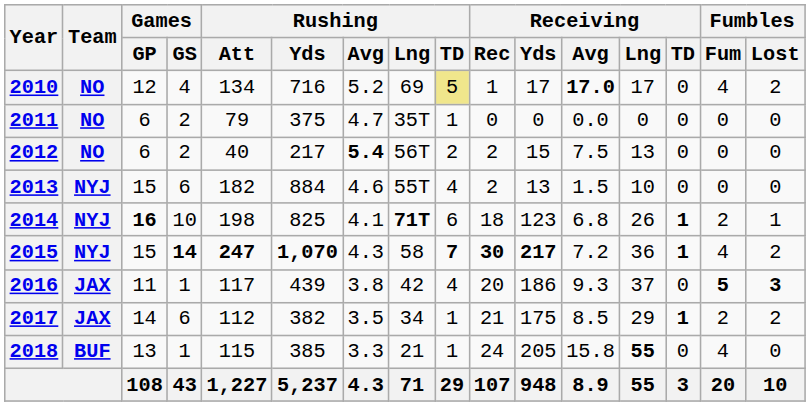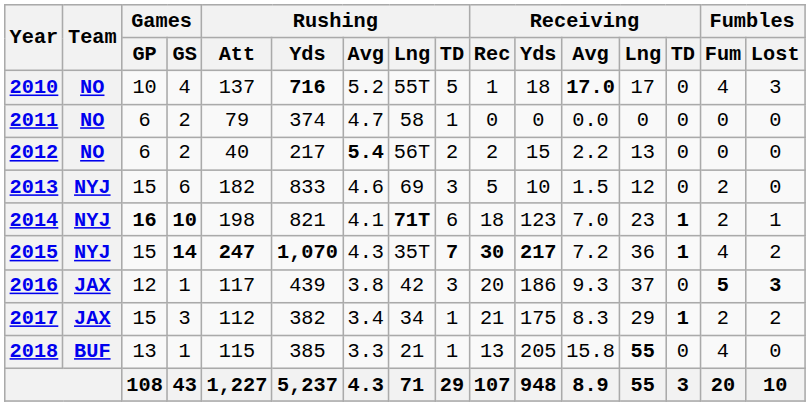(145, 87) 12 -> (145, 87) 10
(237, 87) 134 -> (237, 87) 137
(307, 87) normal -> (307, 87) bold
(412, 87) 69 -> (412, 87) 55T
(452, 87) khaki background -> (452, 87) no background
(538, 87) 17 -> (538, 87) 18
(775, 87) 2 -> (775, 87) 3
(307, 120) 375 -> (307, 120) 374
(412, 120) 35T -> (412, 120) 58
(591, 154) 7.5 -> (591, 154) 2.2
(307, 187) 884 -> (307, 187) 833
(412, 187) 55T -> (412, 187) 69
(452, 187) 4 -> (452, 187) 3
(492, 187) 2 -> (492, 187) 5
(538, 187) 13 -> (538, 187) 10
(643, 187) 10 -> (643, 187) 12
(723, 187) 0 -> (723, 187) 2
(185, 220) normal -> (185, 220) bold
(307, 220) 825 -> (307, 220) 821
(591, 220) 6.8 -> (591, 220) 7.0
(643, 220) 26 -> (643, 220) 23
(412, 253) 58 -> (412, 253) 35T
(145, 286) 11 -> (145, 286) 12
(452, 286) 4 -> (452, 286) 3
(145, 319) 14 -> (145, 319) 15
(185, 319) 6 -> (185, 319) 3
(366, 319) 3.5 -> (366, 319) 3.4
(591, 319) 8.5 -> (591, 319) 8.3
(492, 352) 24 -> (492, 352) 13
